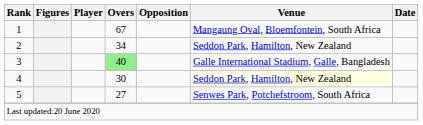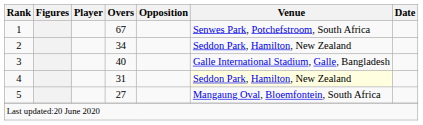(287, 29) Mangaung Oval, Bloemfontein, South Africa -> (282, 29) Senwes Park, Potchefstroom, South Africa
(121, 62) lightgreen background -> (121, 62) no background
(121, 78) 30 -> (121, 78) 31
(282, 95) Senwes Park, Potchefstroom, South Africa -> (287, 95) Mangaung Oval, Bloemfontein, South Africa
